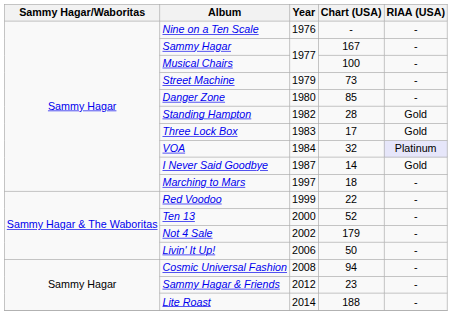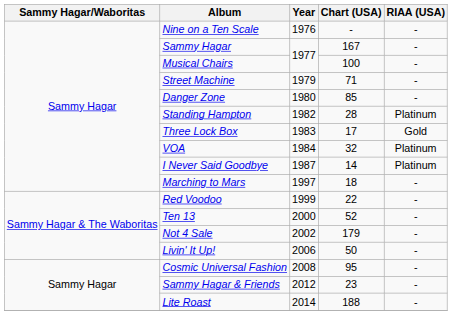(351, 81) 73 -> (351, 81) 71
(416, 115) Gold -> (416, 115) Platinum
(416, 149) lavender background -> (416, 149) no background
(416, 166) Gold -> (416, 166) Platinum
(351, 268) 94 -> (351, 268) 95
